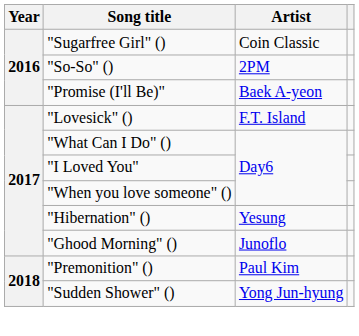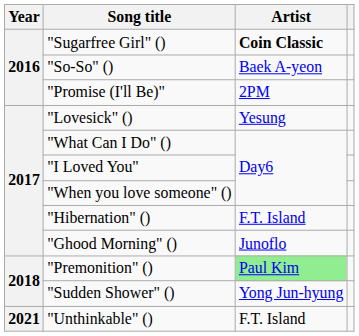(279, 42) normal -> (281, 42) bold
(254, 67) 2PM -> (280, 67) Baek A-yeon
(280, 92) Baek A-yeon -> (254, 92) 2PM
(272, 117) F.T. Island -> (262, 117) Yesung
(262, 218) Yesung -> (272, 218) F.T. Island
(269, 268) no background -> (269, 268) lightgreen background
+ row: (100, 318)
